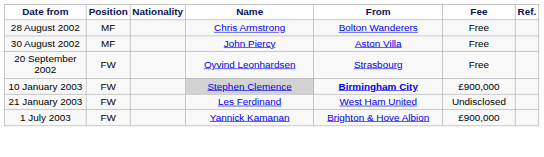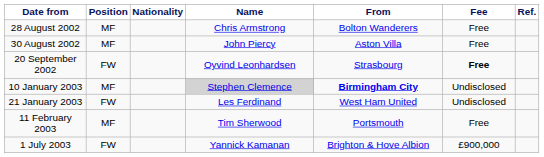(479, 65) normal -> (479, 65) bold
(108, 86) FW -> (108, 86) MF
(479, 86) £900,000 -> (479, 86) Undisclosed
+ row: (45, 123)
